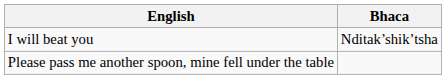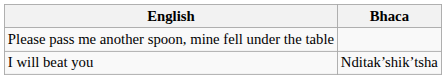rows swapped: (51, 39) <-> (171, 62)
